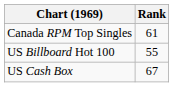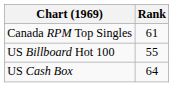(152, 71) 67 -> (152, 71) 64
